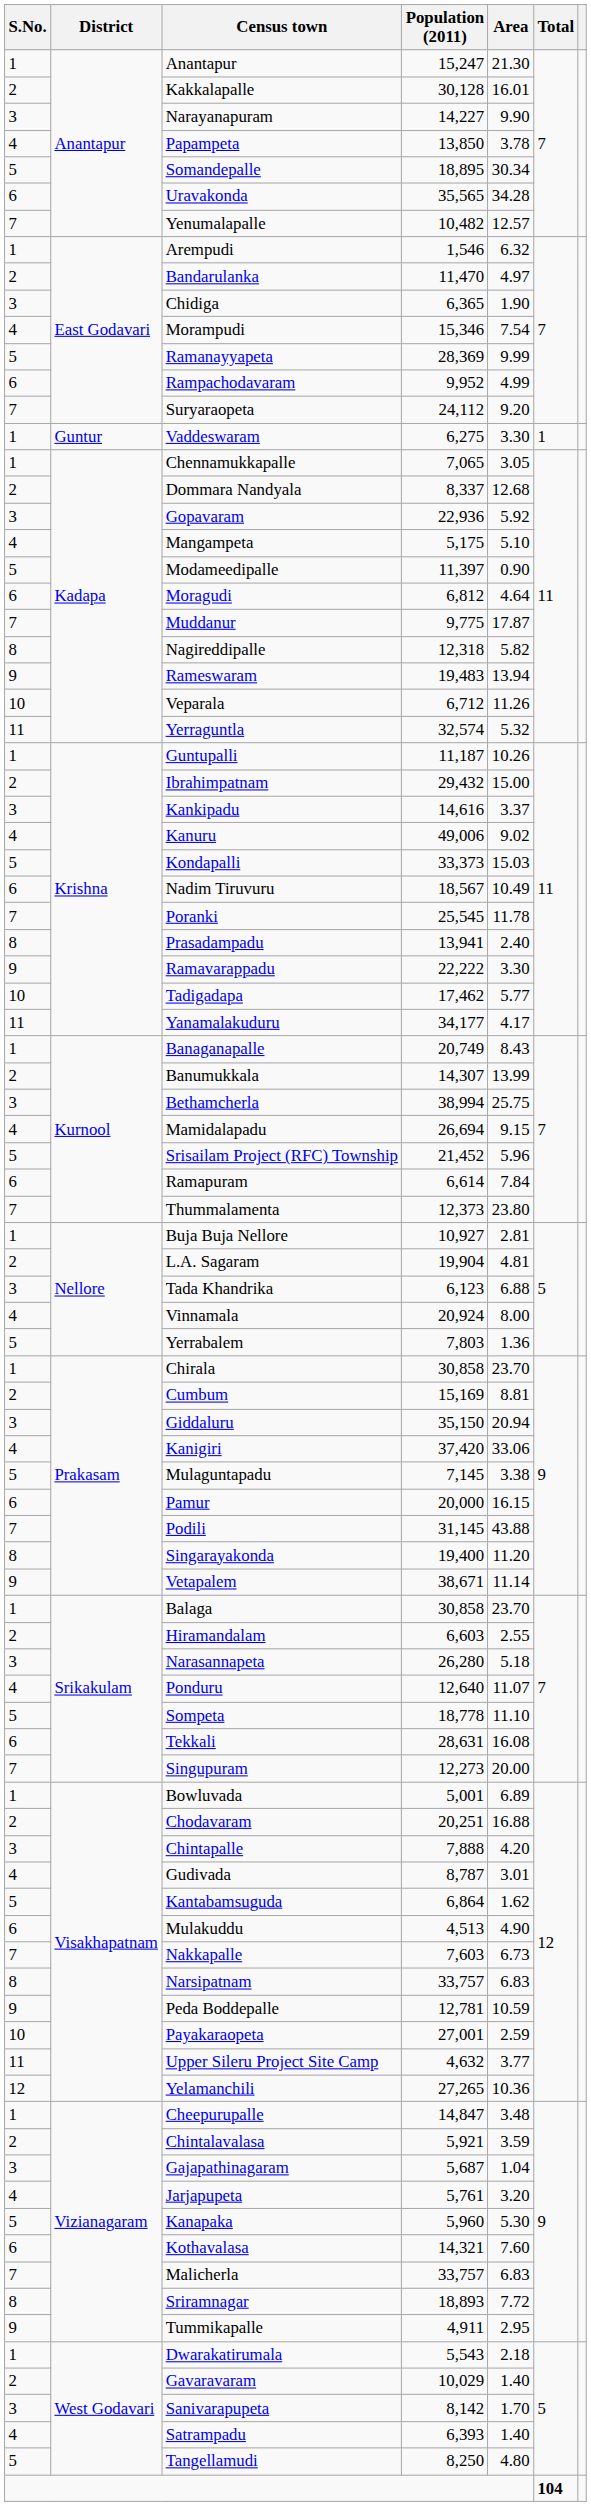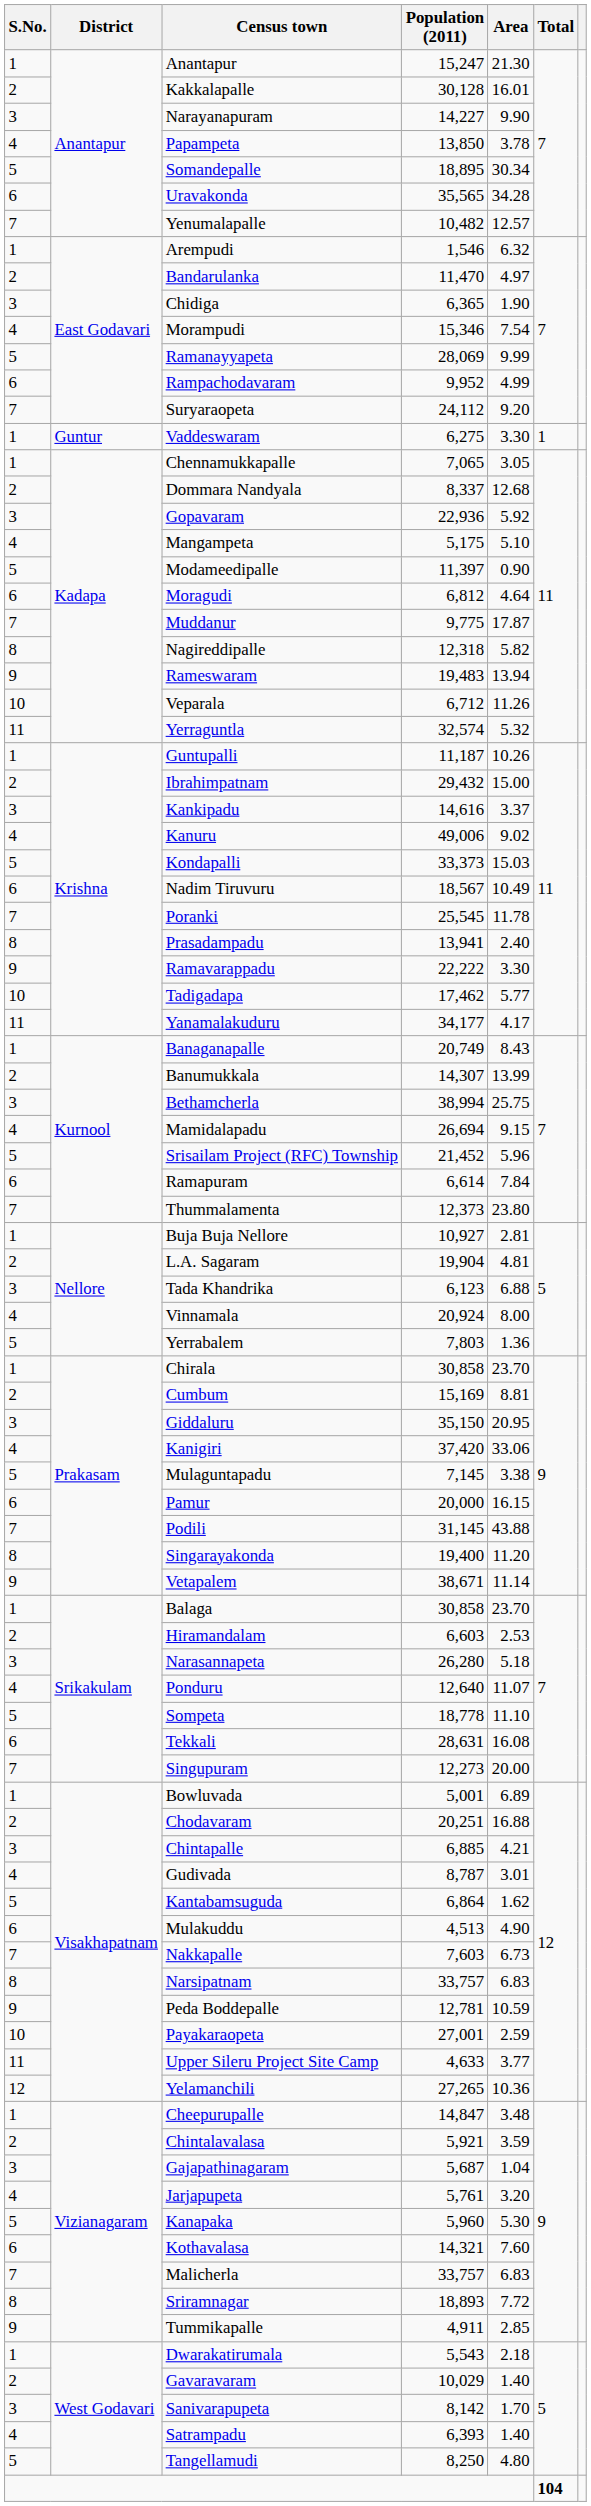(461, 356) 28,369 -> (461, 356) 28,069
(511, 1422) 20.94 -> (511, 1422) 20.95
(515, 1635) 2.55 -> (515, 1635) 2.53
(465, 1848) 7,888 -> (465, 1848) 6,885
(515, 1848) 4.20 -> (515, 1848) 4.21
(465, 2061) 4,632 -> (465, 2061) 4,633
(515, 2328) 2.95 -> (515, 2328) 2.85
